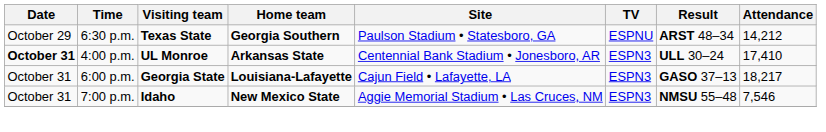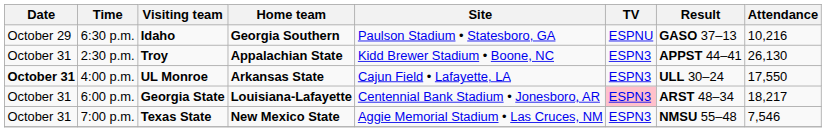(176, 35) Texas State -> (158, 35) Idaho
(697, 35) ARST 48–34 -> (698, 35) GASO 37–13
(763, 35) 14,212 -> (768, 35) 10,216
+ row: (108, 56)
(479, 56) Centennial Bank Stadium • Jonesboro, AR -> (434, 76) Cajun Field • Lafayette, LA
(763, 56) 17,410 -> (768, 76) 17,550
(434, 76) Cajun Field • Lafayette, LA -> (479, 97) Centennial Bank Stadium • Jonesboro, AR
(630, 76) no background -> (630, 97) pink background
(698, 76) GASO 37–13 -> (697, 97) ARST 48–34
(158, 97) Idaho -> (176, 117) Texas State
